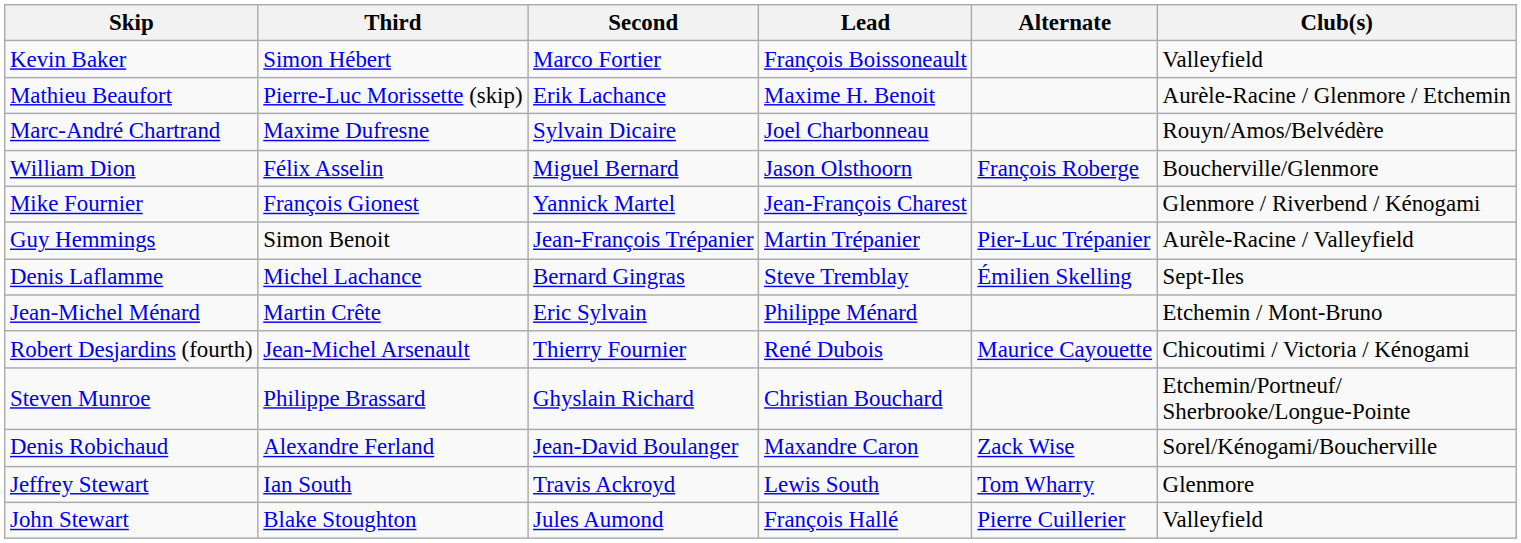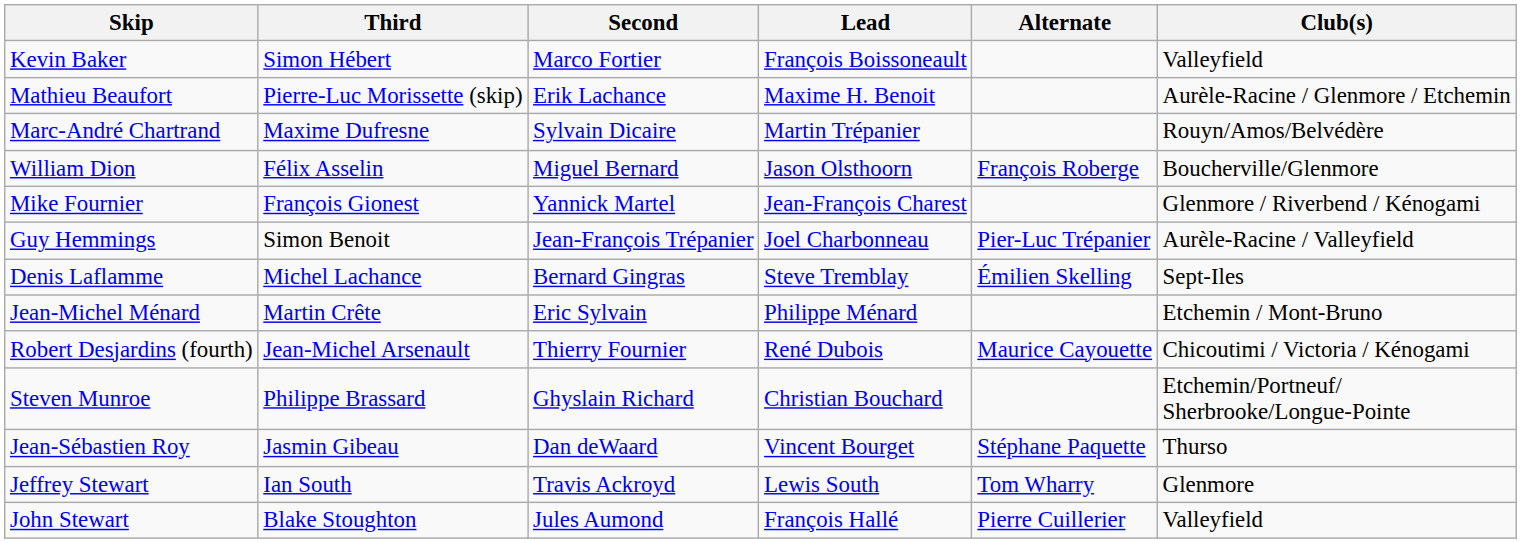(846, 131) Joel Charbonneau -> (842, 131) Martin Trépanier
(842, 240) Martin Trépanier -> (846, 240) Joel Charbonneau
- row: (89, 447)
+ row: (100, 447)
